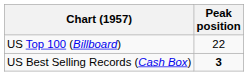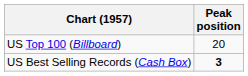(219, 44) 22 -> (219, 44) 20
